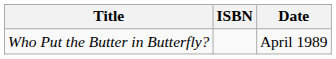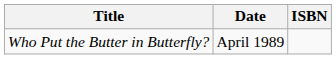columns swapped: (294, 16) <-> (235, 16)
